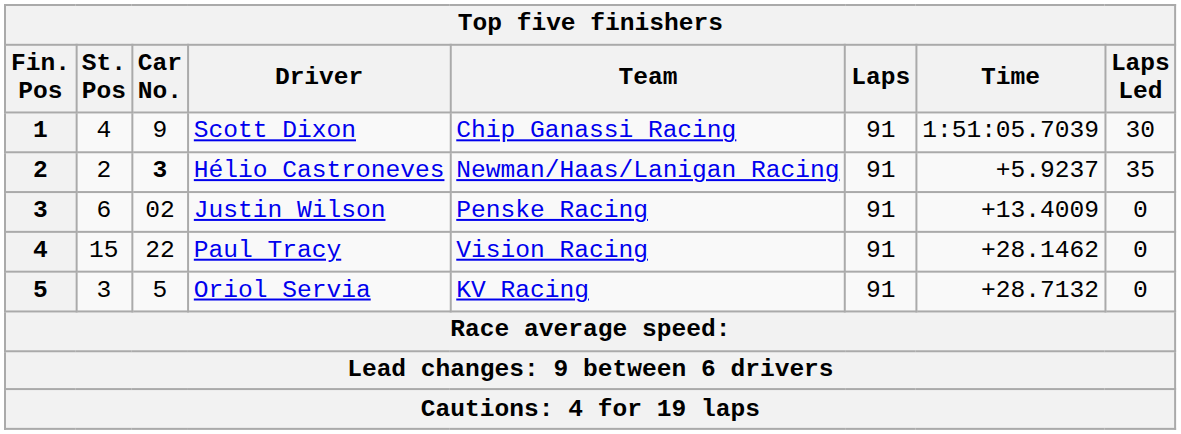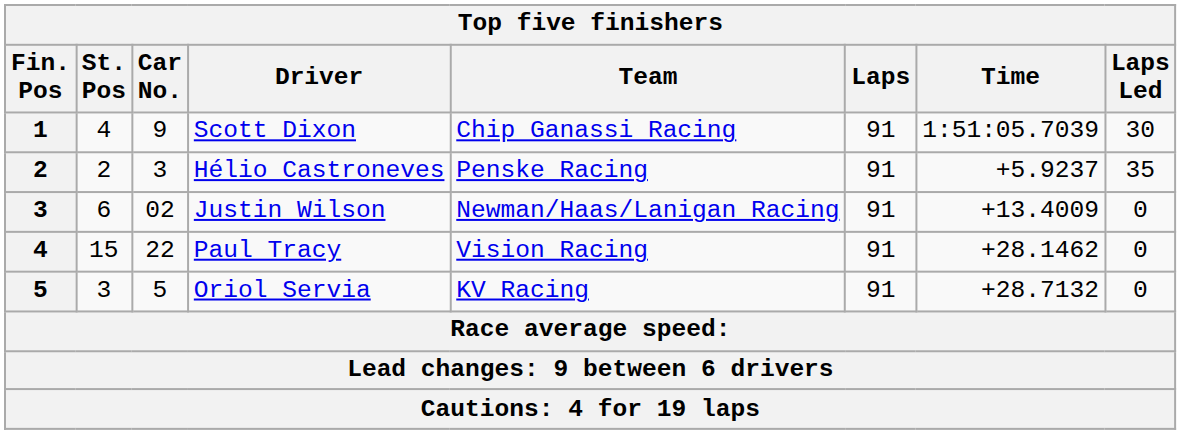(160, 172) bold -> (160, 172) normal
(648, 172) Newman/Haas/Lanigan Racing -> (552, 172) Penske Racing
(552, 212) Penske Racing -> (648, 212) Newman/Haas/Lanigan Racing
